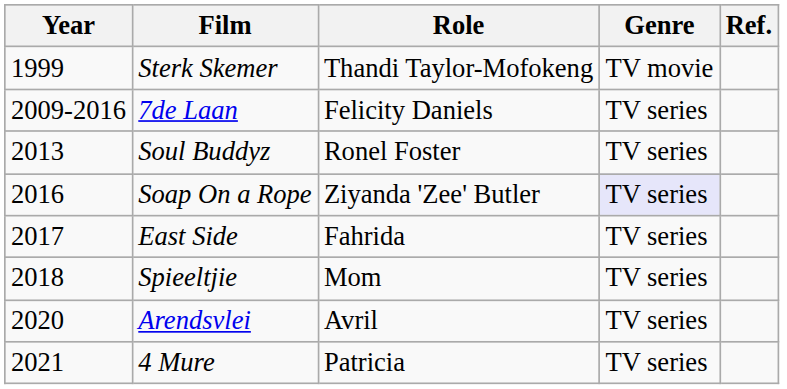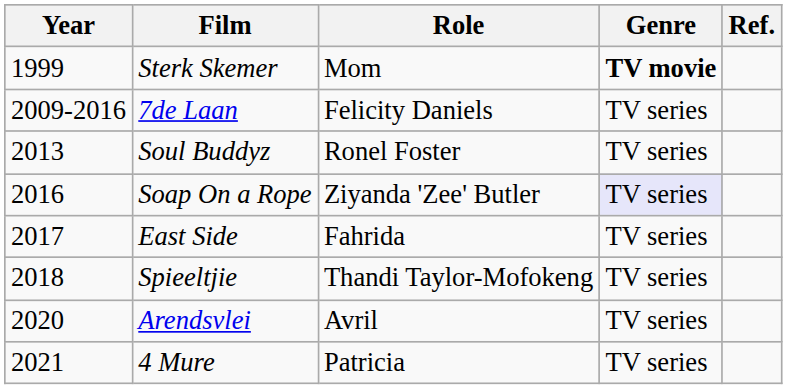(459, 67) Thandi Taylor-Mofokeng -> (353, 67) Mom
(659, 67) normal -> (661, 67) bold
(353, 278) Mom -> (459, 278) Thandi Taylor-Mofokeng
